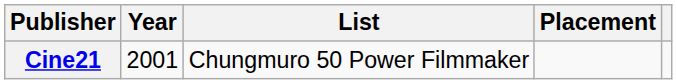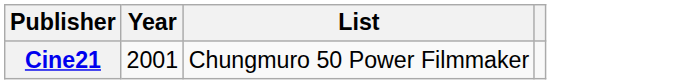- column: (598, 22)
